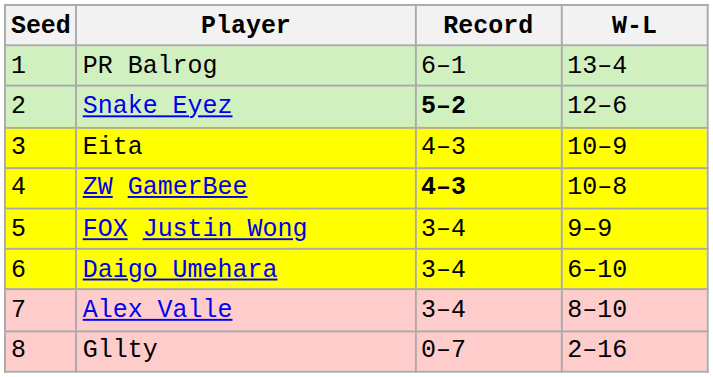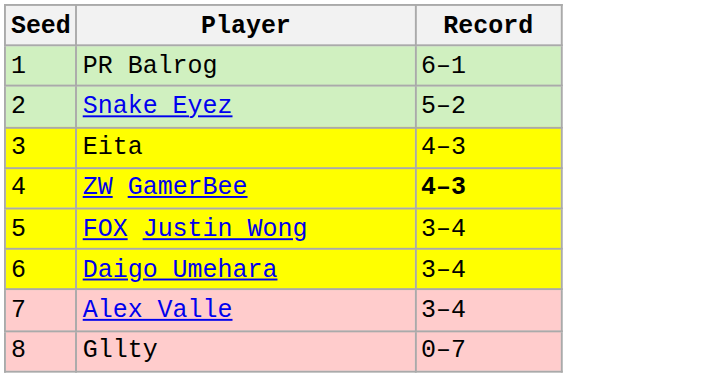- column: (634, 25)
(443, 107) bold -> (443, 107) normal
